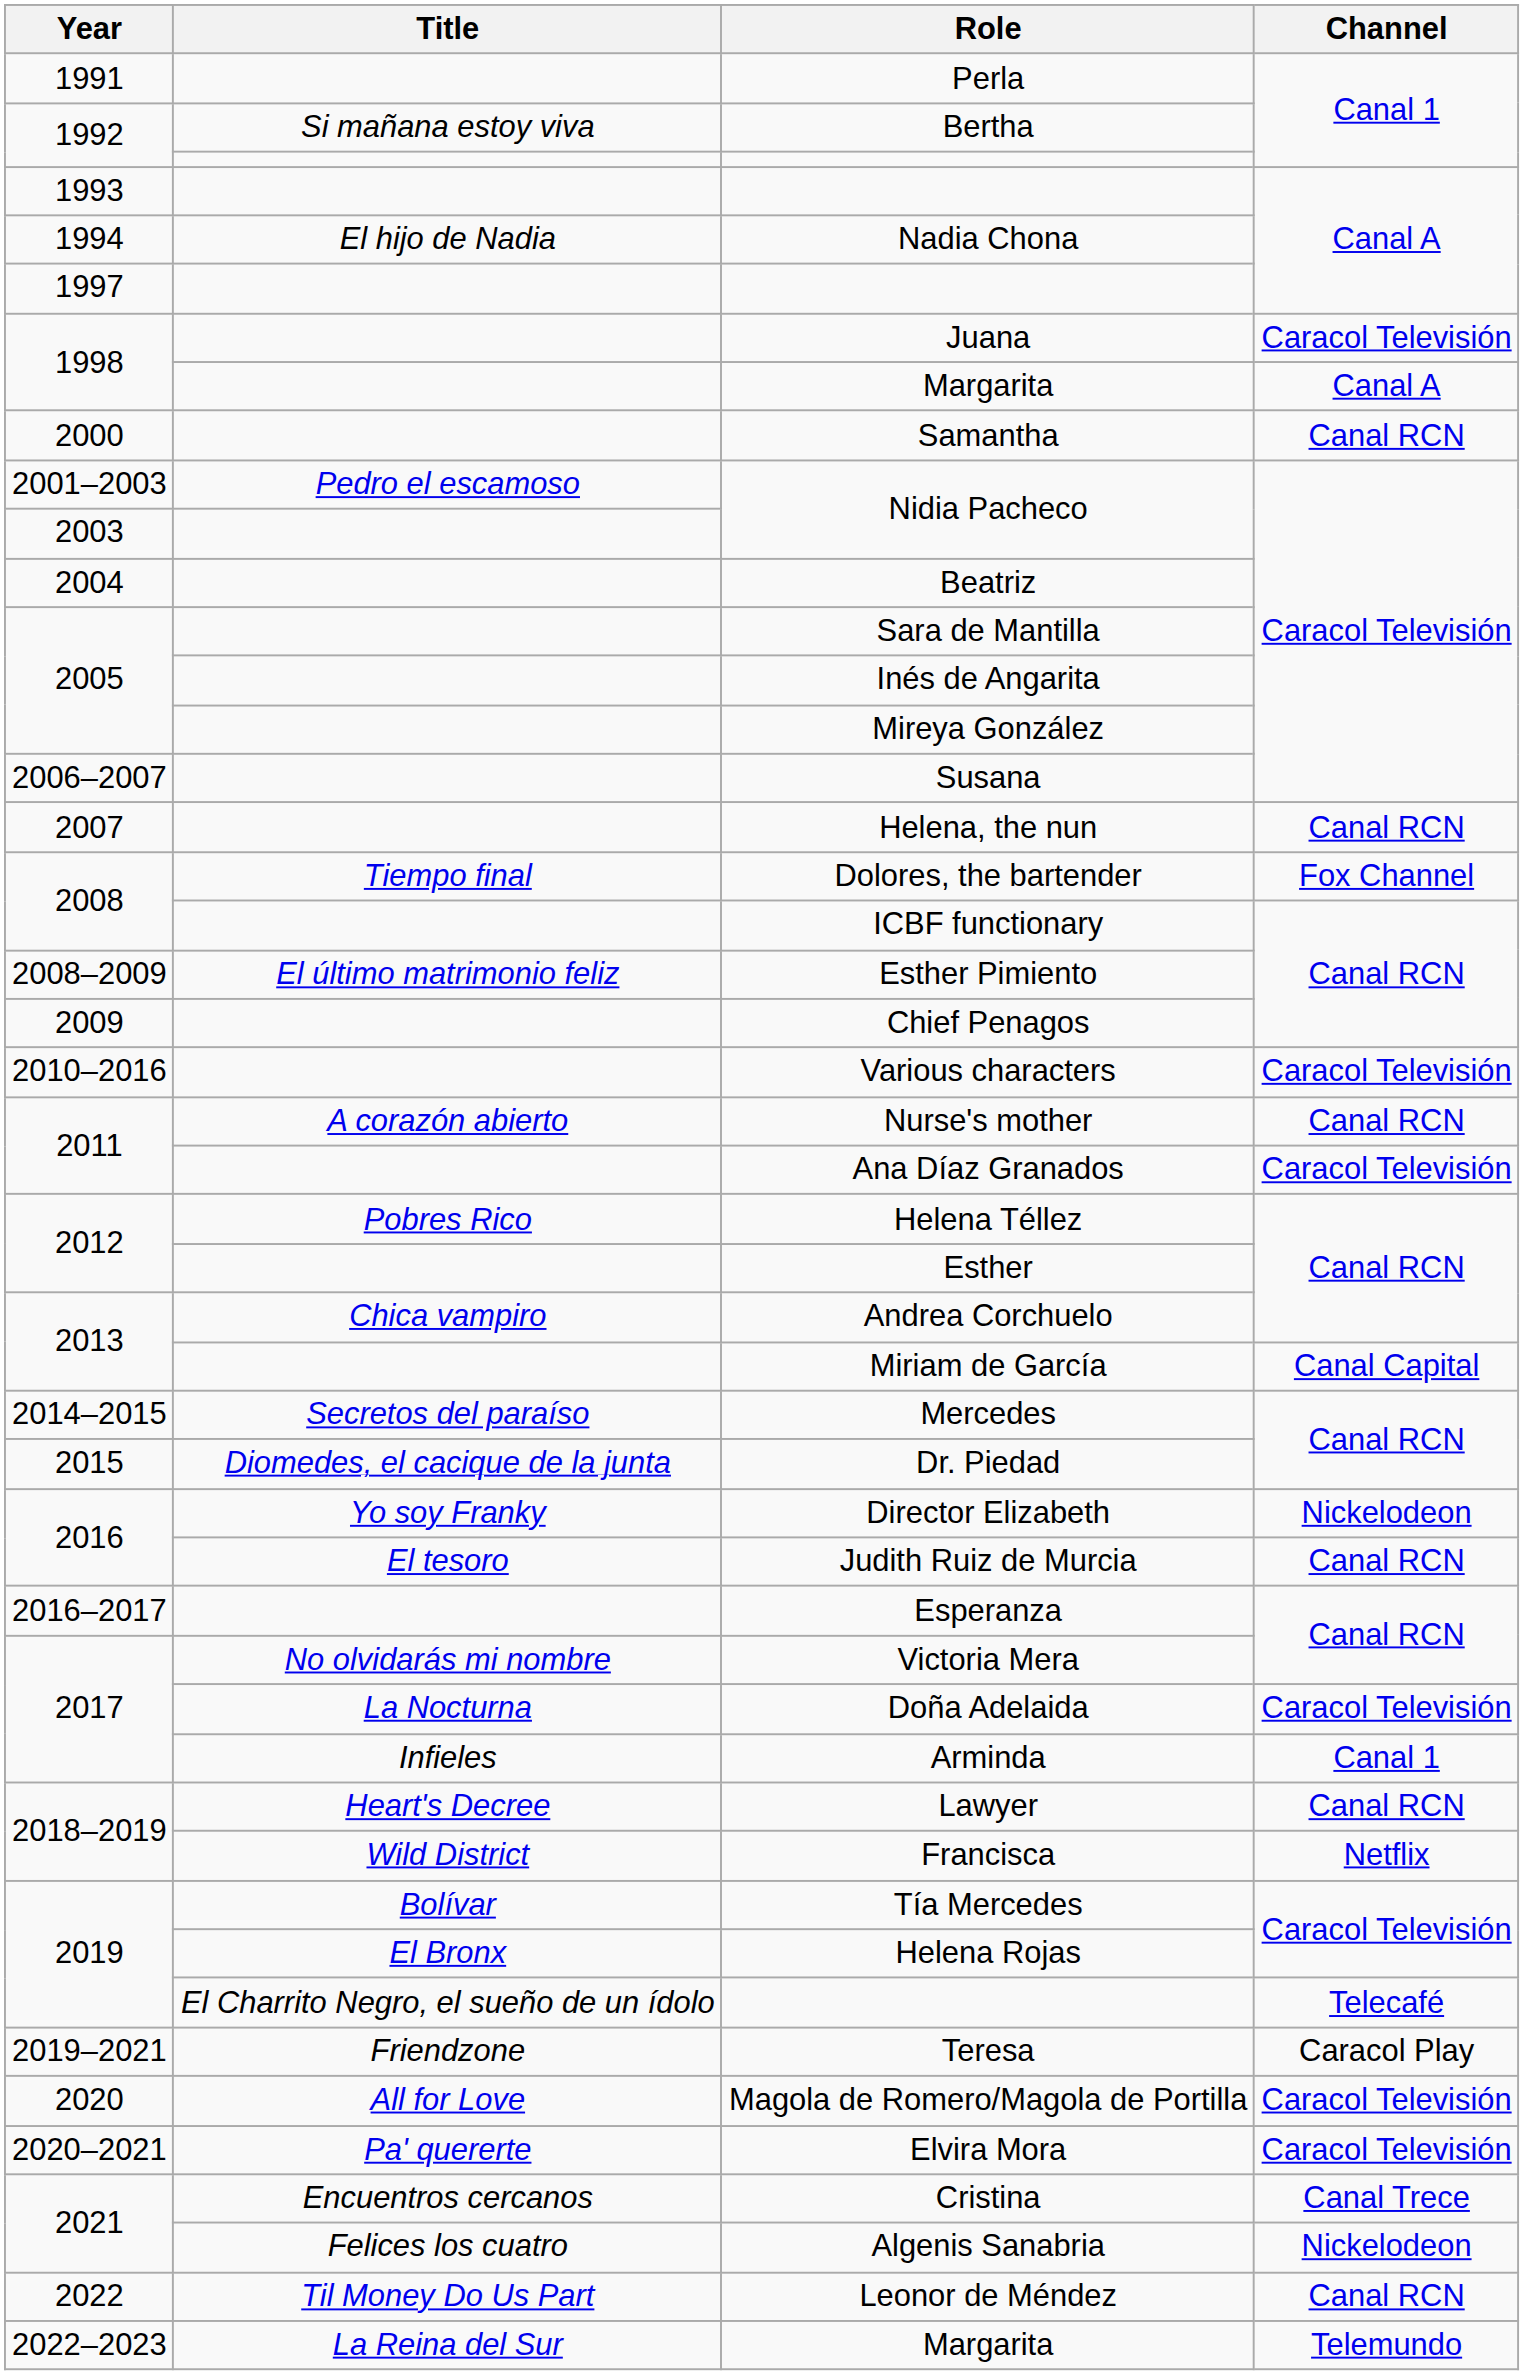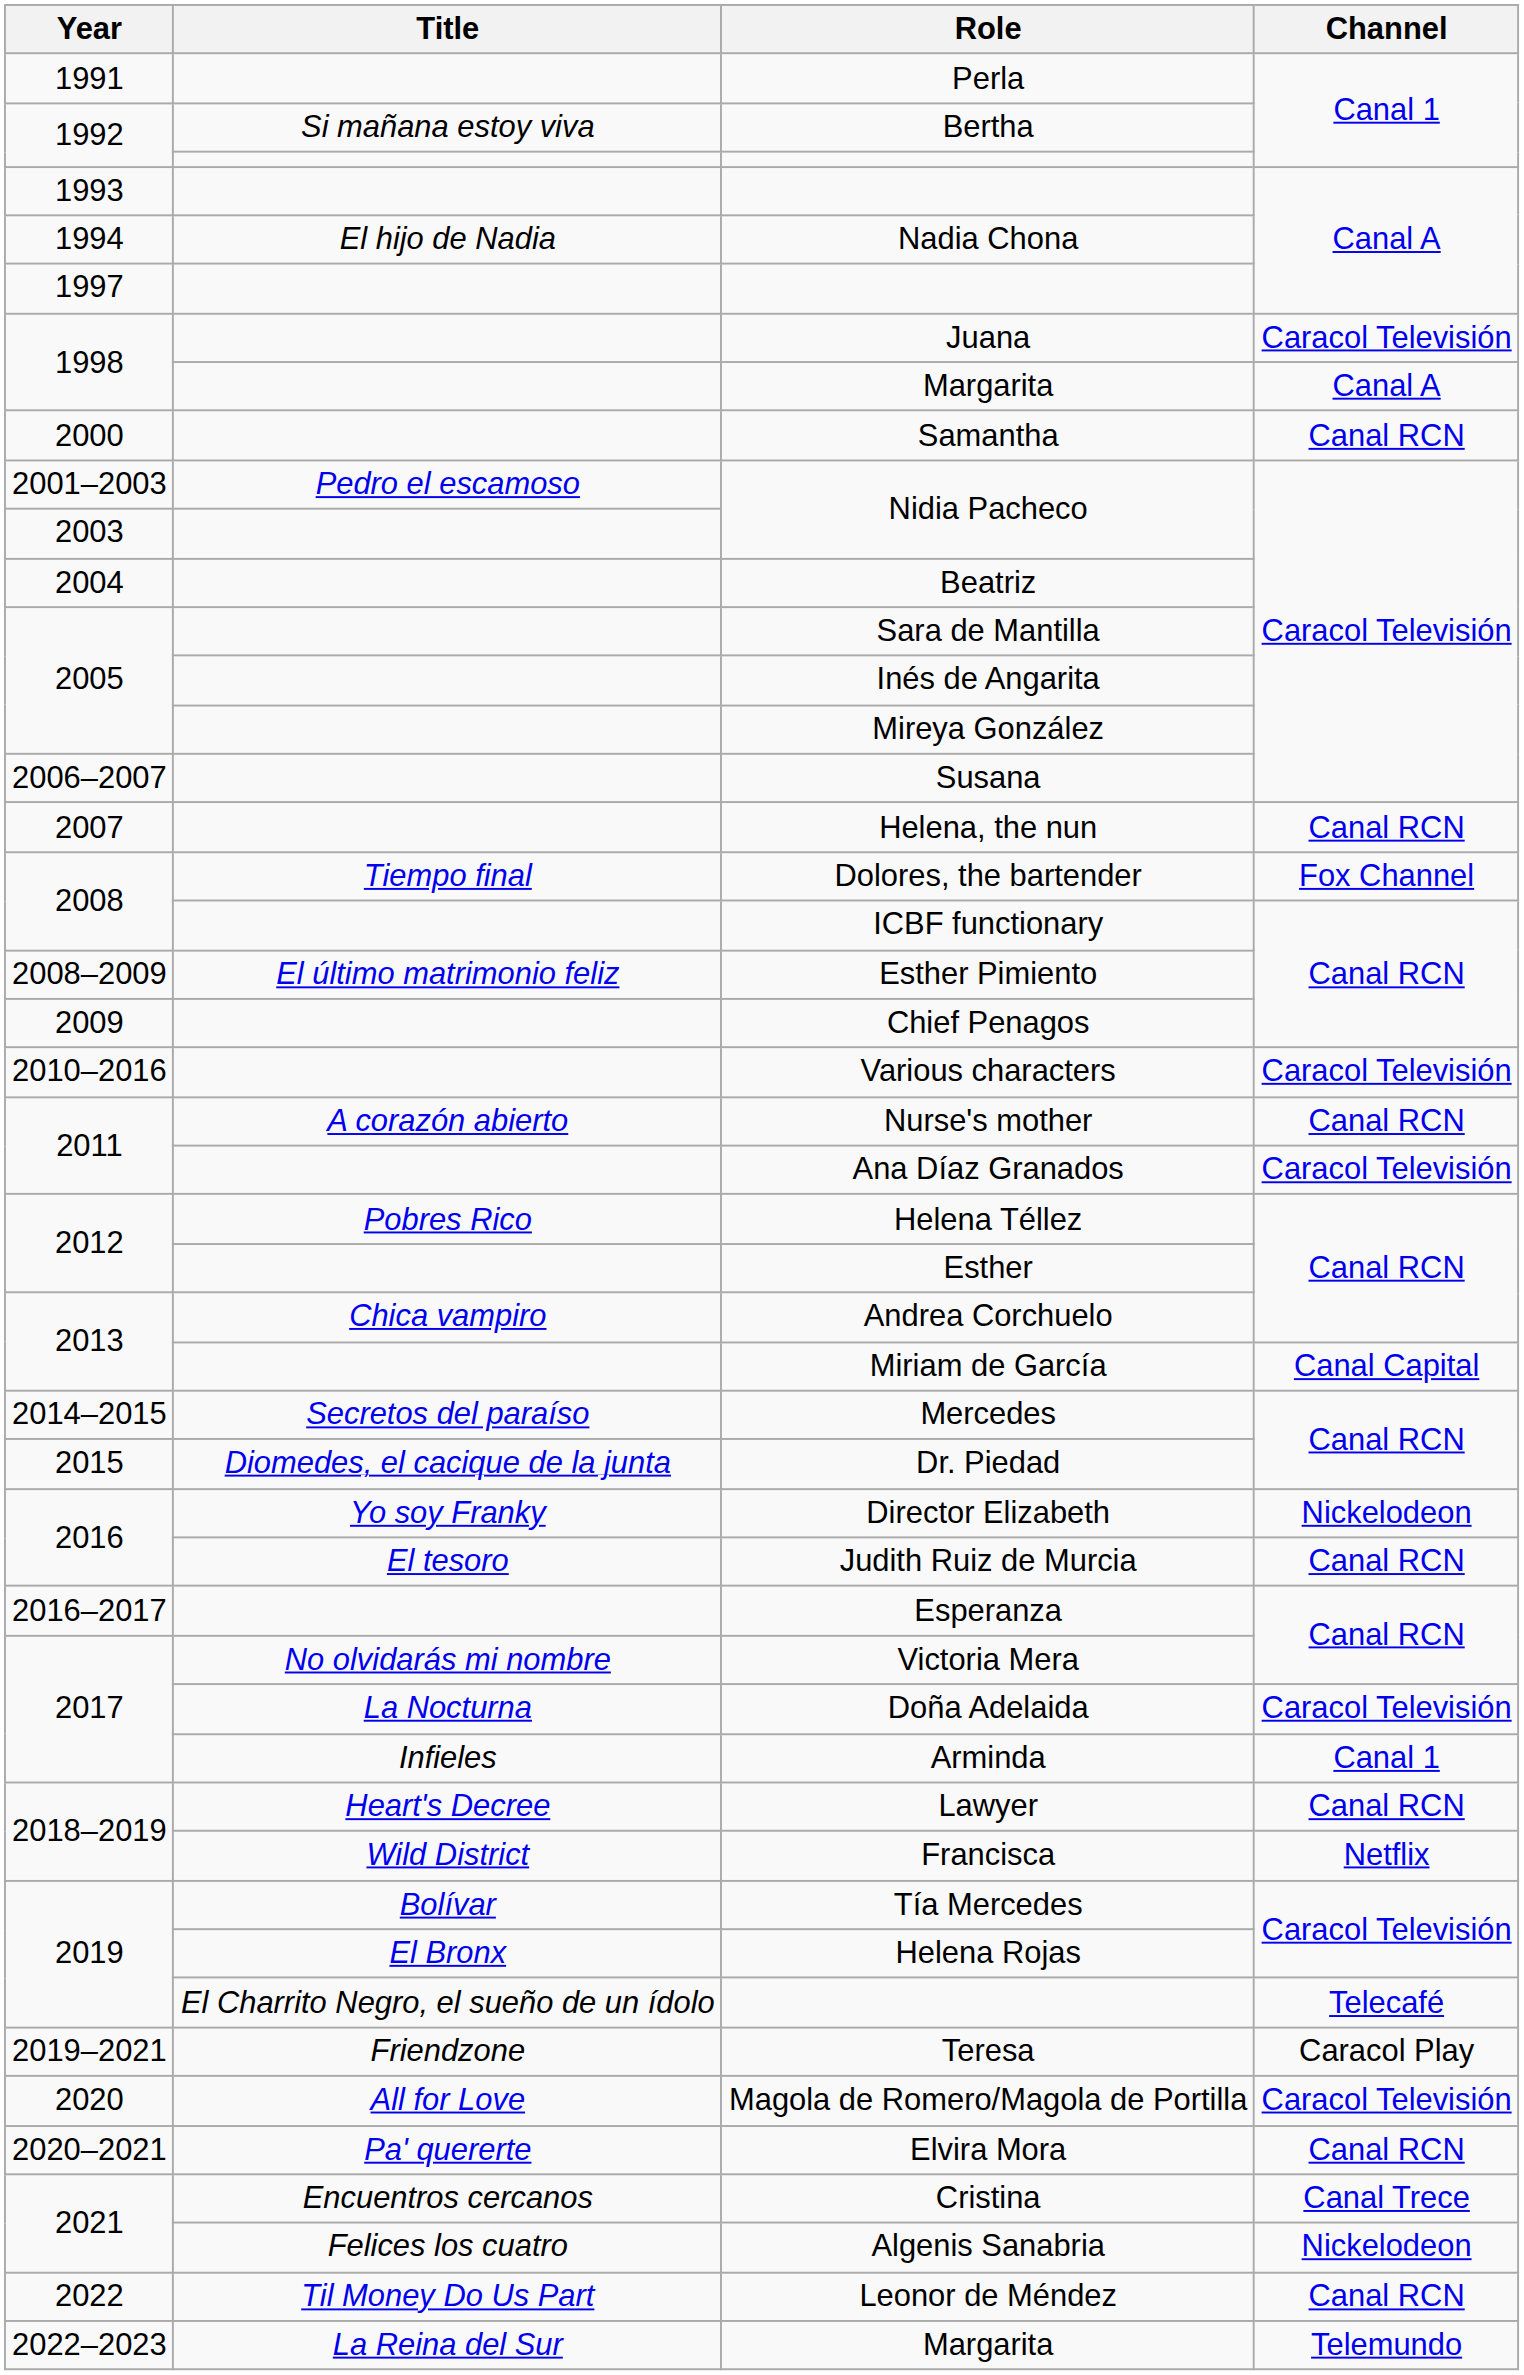(1387, 2149) Caracol Televisión -> (1387, 2149) Canal RCN
